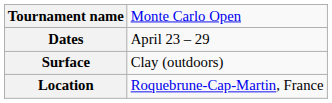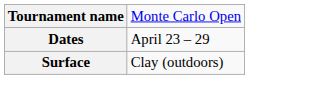- row: (66, 86)
